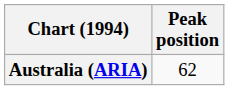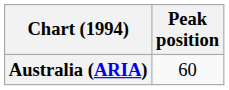(188, 69) 62 -> (188, 69) 60
